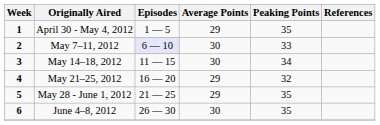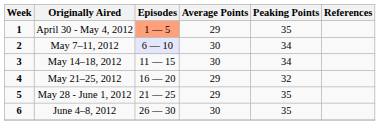(157, 29) no background -> (157, 29) lightsalmon background
(286, 45) 33 -> (286, 45) 34
